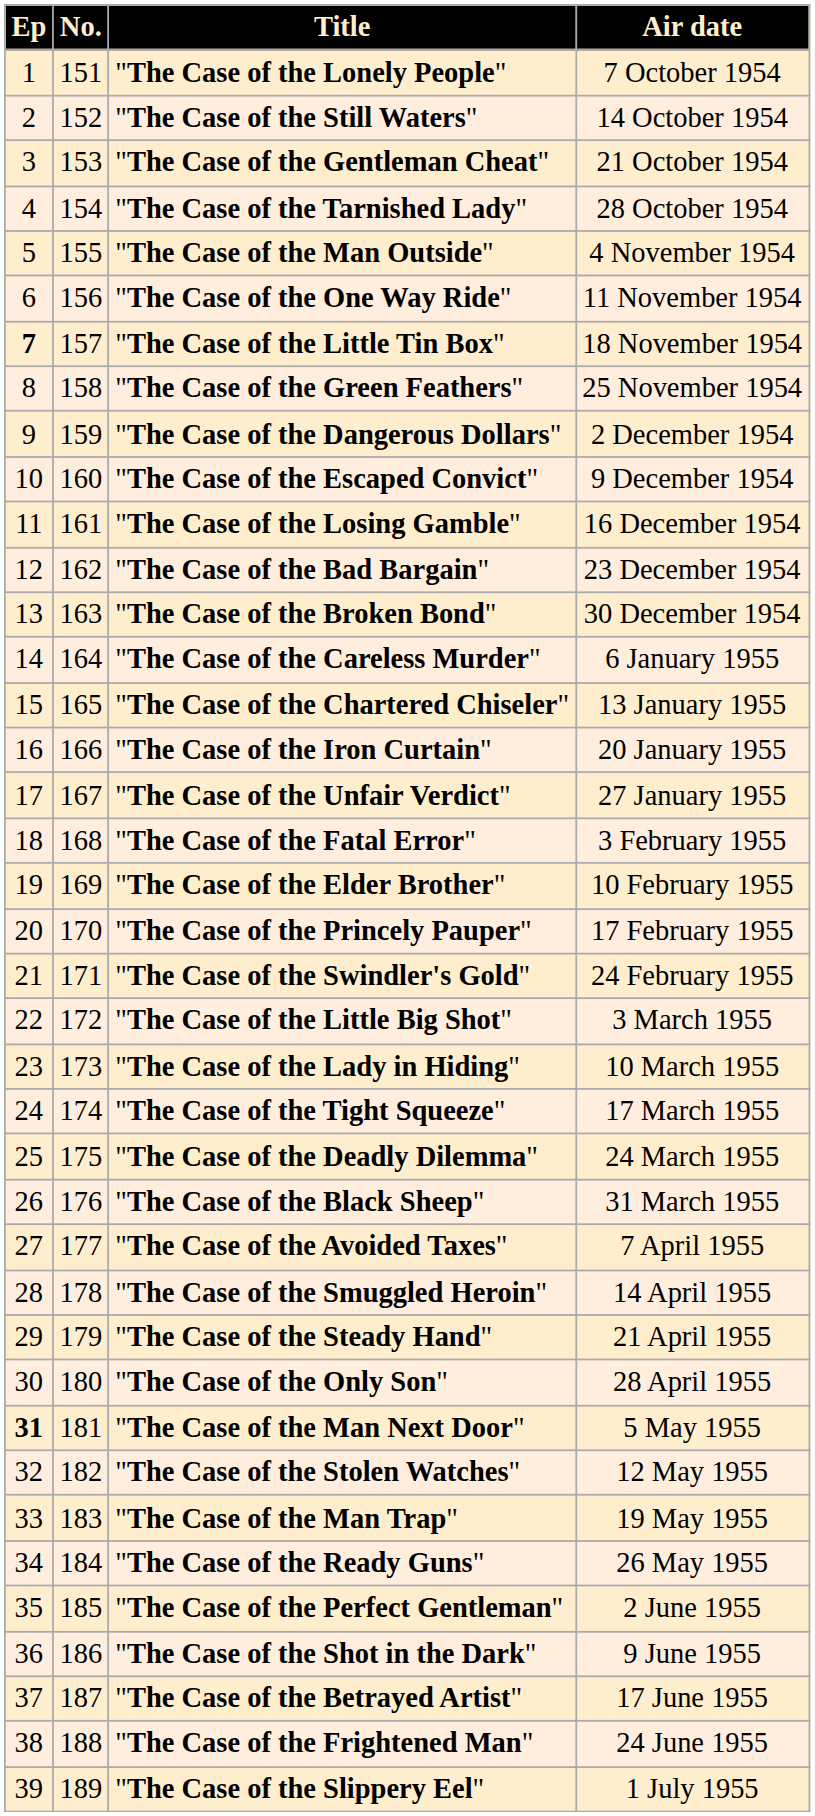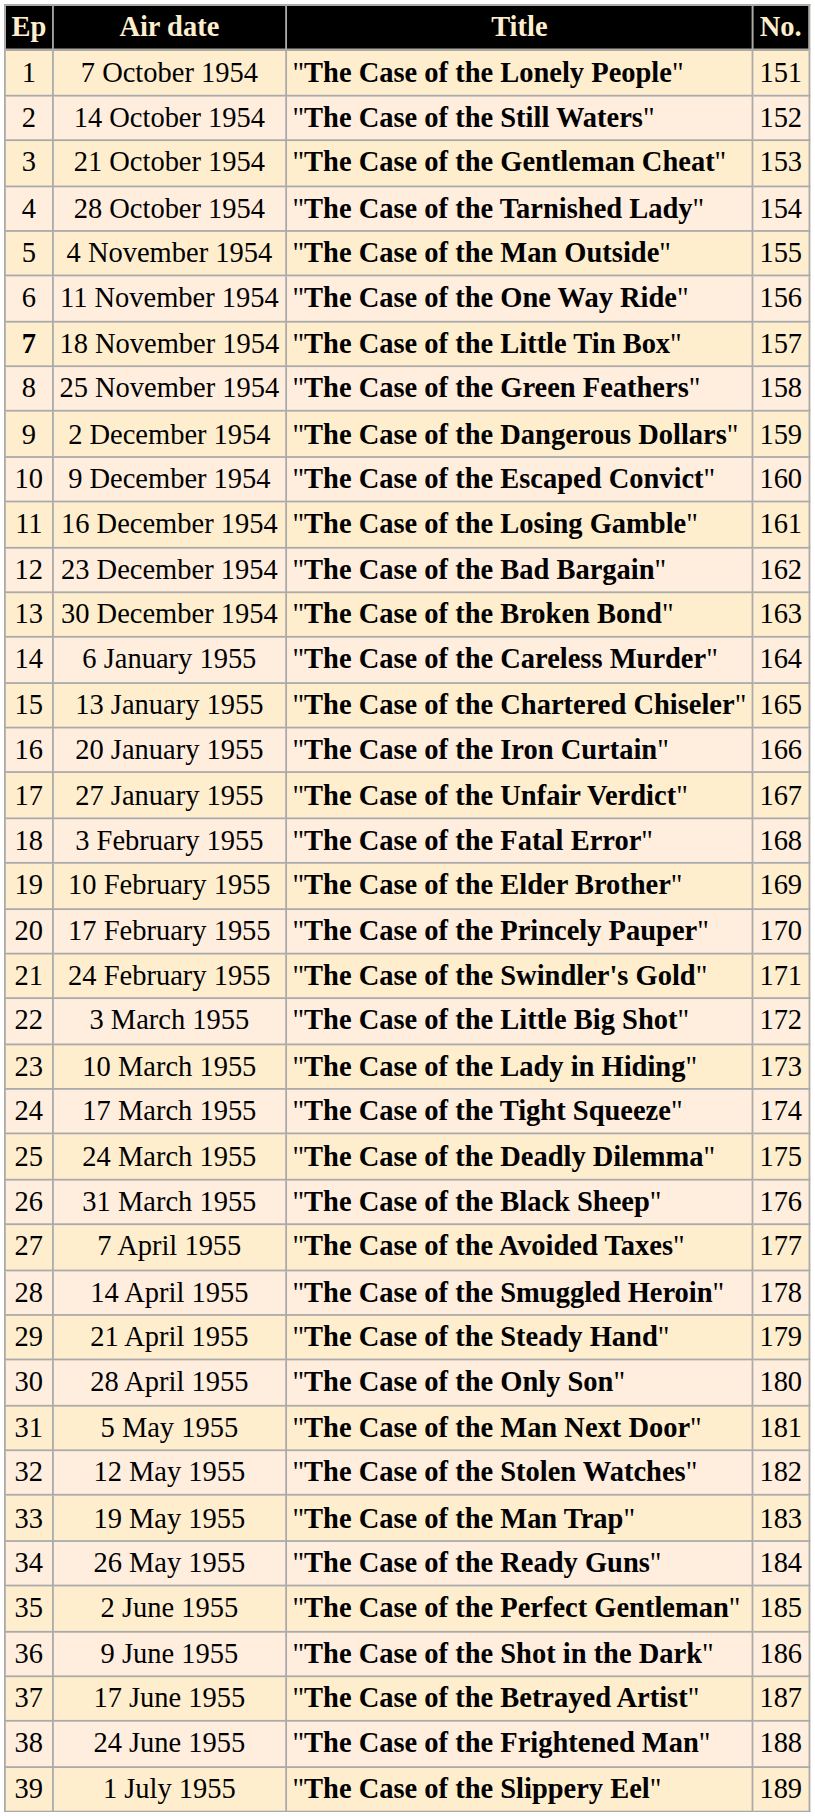columns swapped: (81, 27) <-> (692, 27)
(29, 1427) bold -> (29, 1427) normal
